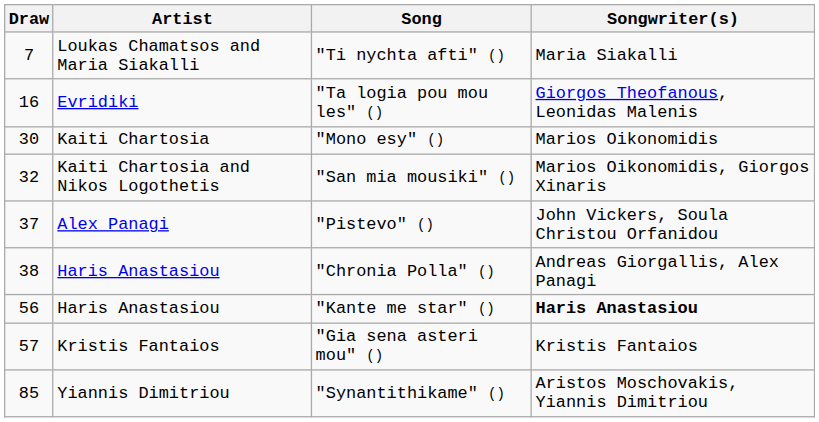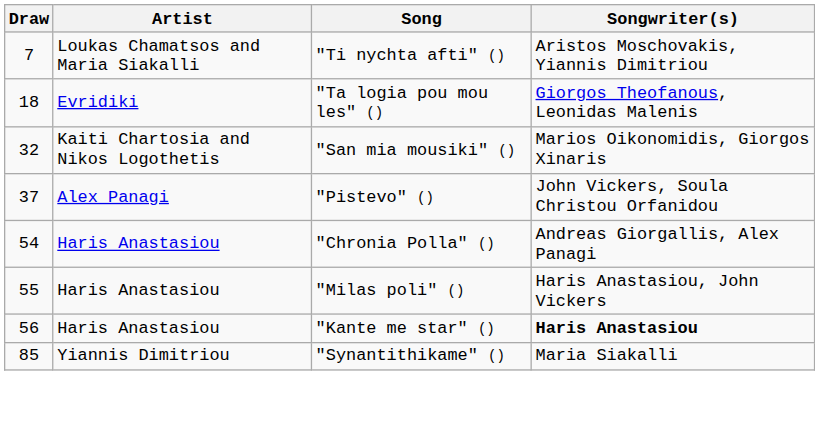(607, 56) Maria Siakalli -> (637, 56) Aristos Moschovakis, Yiannis Dimitriou
(29, 103) 16 -> (29, 103) 18
- row: (380, 140)
(29, 271) 38 -> (29, 244) 54
+ row: (390, 291)
- row: (397, 346)
(637, 393) Aristos Moschovakis, Yiannis Dimitriou -> (607, 356) Maria Siakalli
